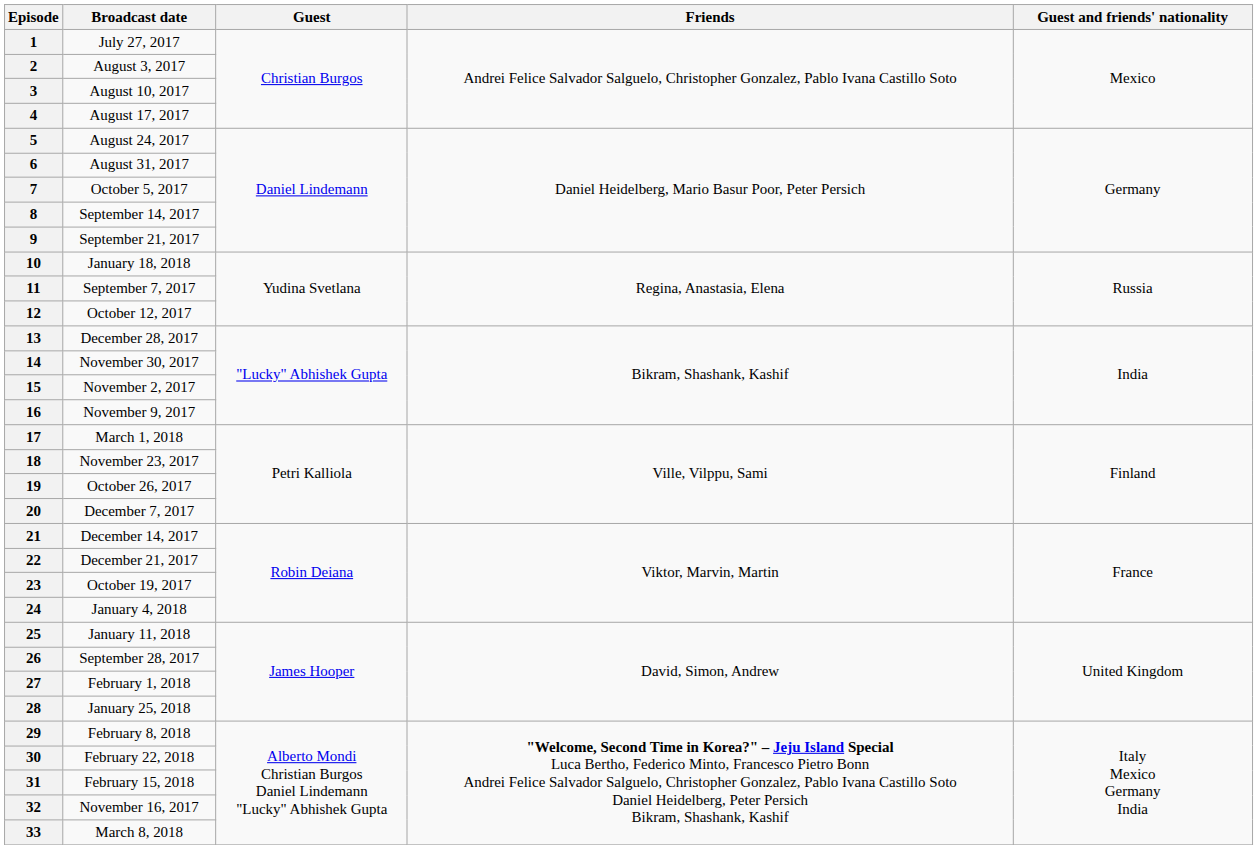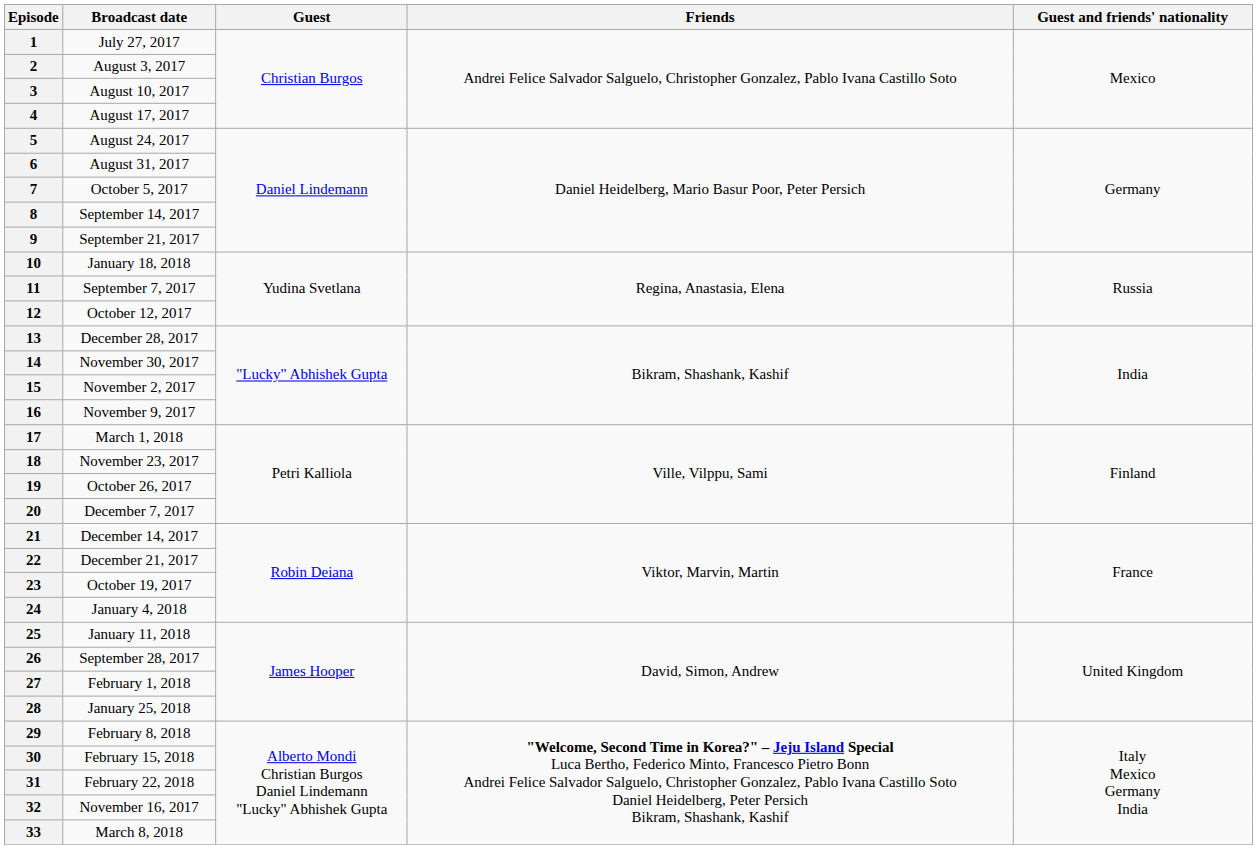(139, 758) February 22, 2018 -> (139, 758) February 15, 2018
(139, 782) February 15, 2018 -> (139, 782) February 22, 2018
